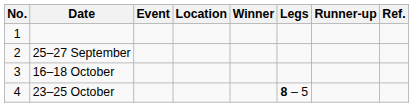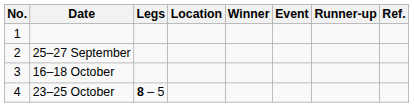columns swapped: (153, 14) <-> (294, 14)
